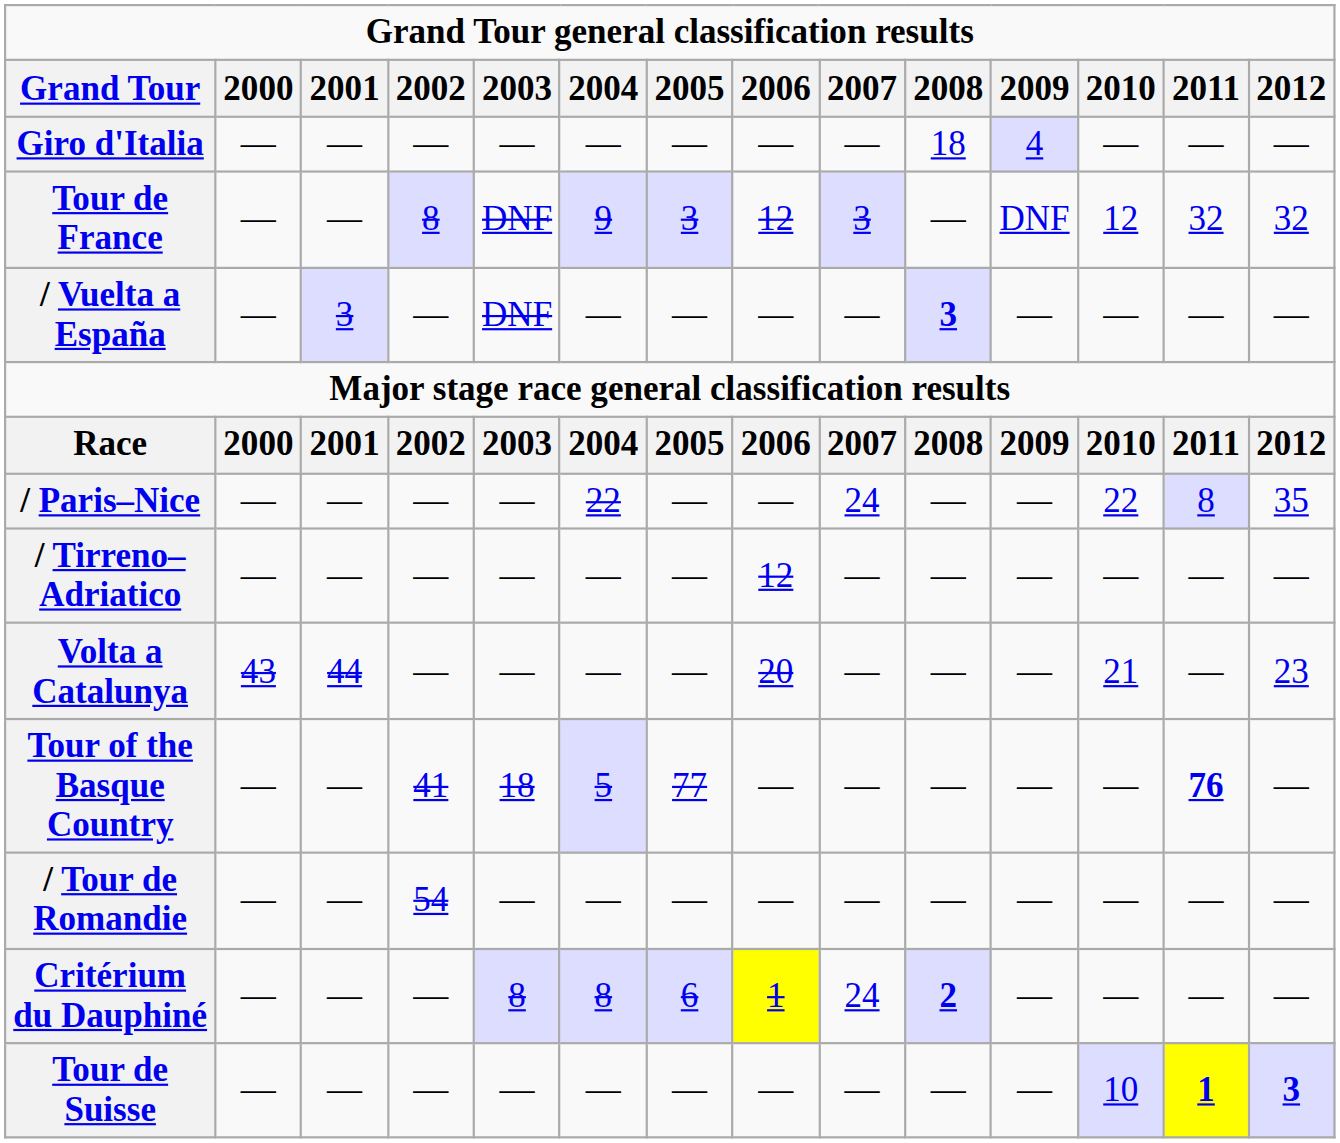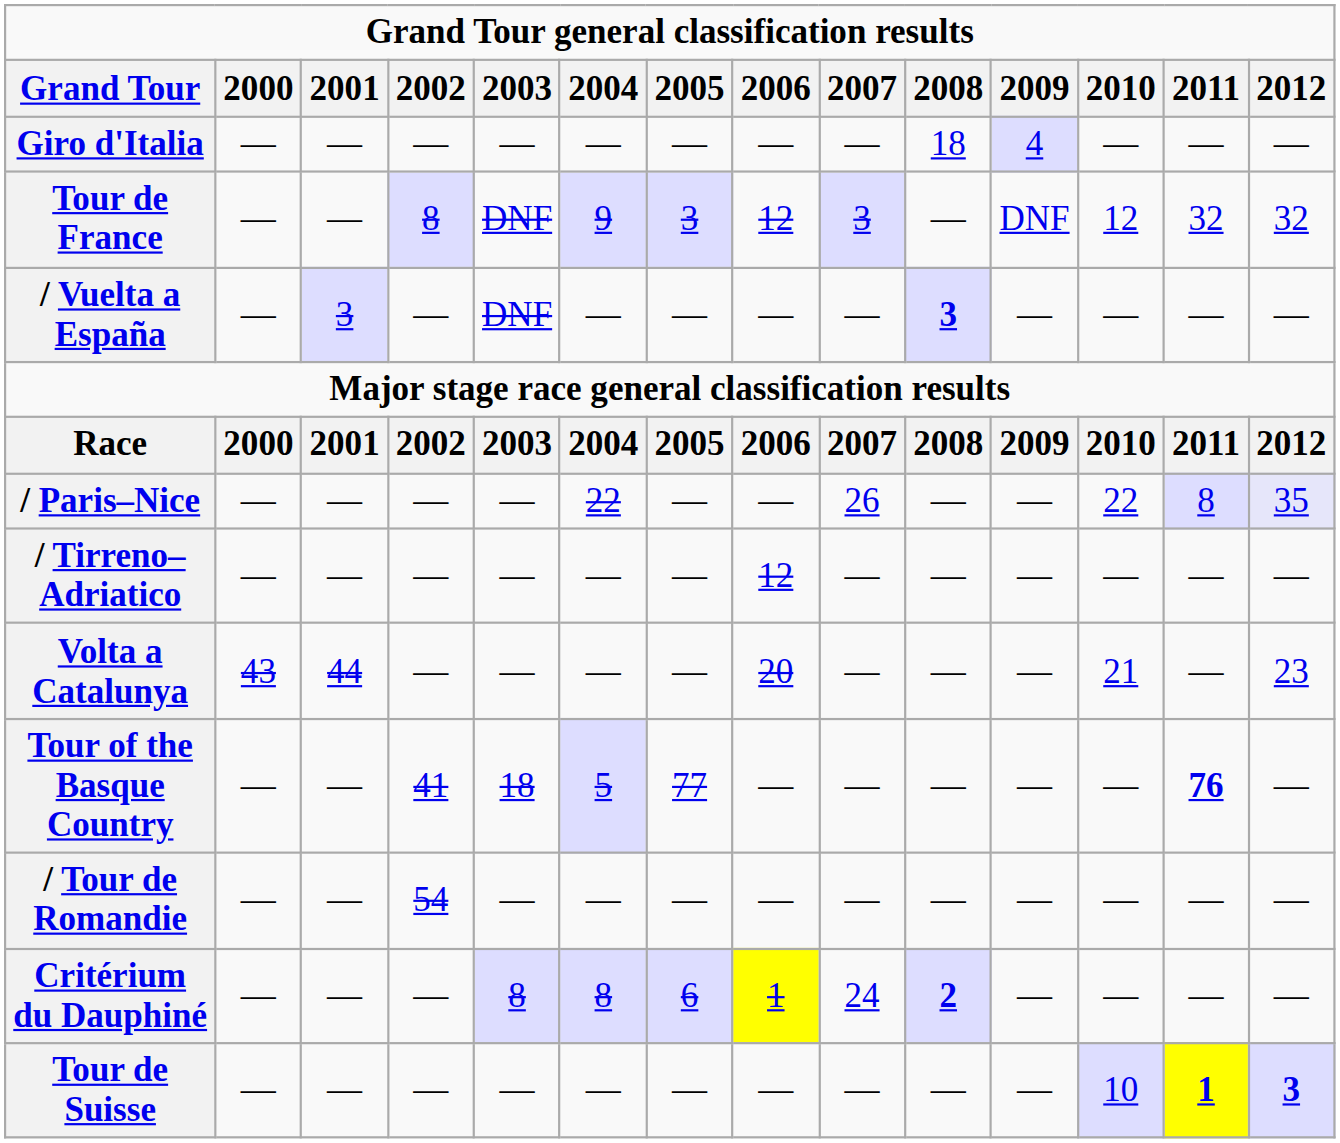(862, 500) 24 -> (862, 500) 26
(1291, 500) no background -> (1291, 500) lavender background
